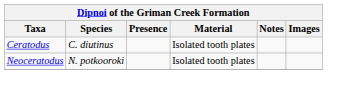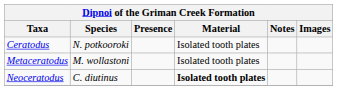(91, 45) C. diutinus -> (101, 45) N. potkooroki
+ row: (37, 61)
(96, 61) N. potkooroki -> (95, 77) C. diutinus
(213, 61) normal -> (221, 77) bold
